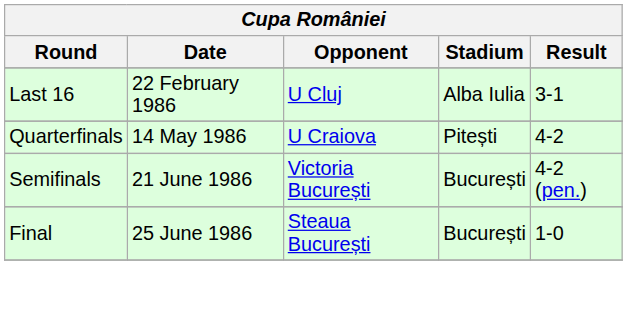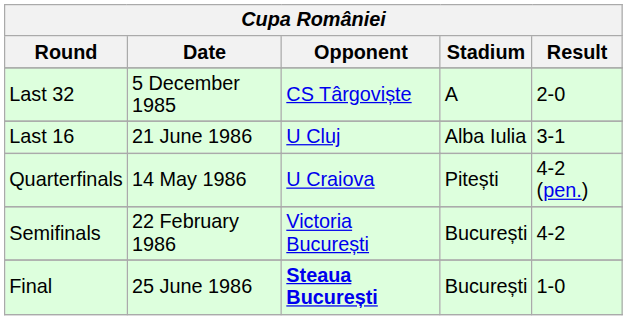+ row: (42, 94)
(185, 94) 22 February 1986 -> (192, 136) 21 June 1986
(549, 136) 4-2 -> (562, 179) 4-2 (pen.)
(192, 179) 21 June 1986 -> (185, 233) 22 February 1986
(561, 179) 4-2 (pen.) -> (551, 233) 4-2
(329, 233) normal -> (332, 287) bold
